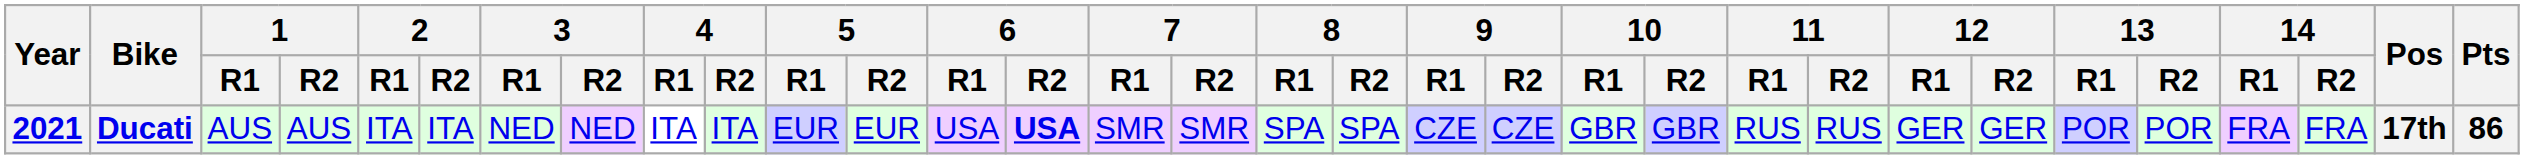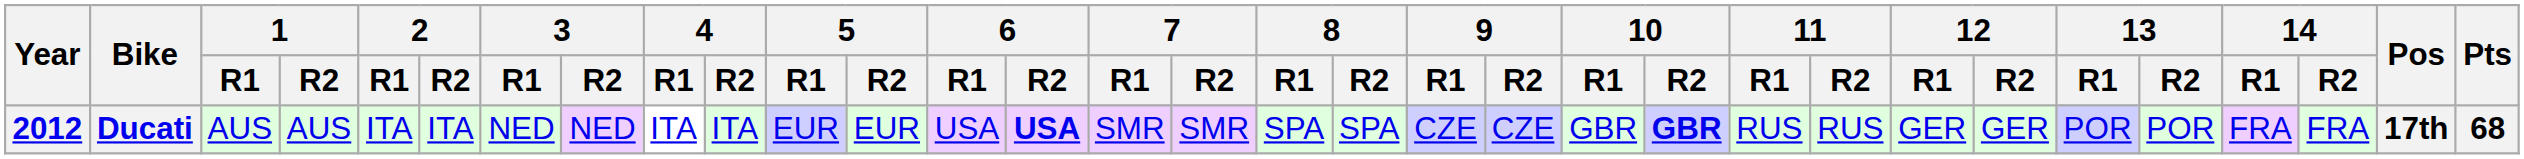(47, 129) 2021 -> (47, 129) 2012
(1686, 129) normal -> (1687, 129) bold
(2486, 129) 86 -> (2488, 129) 68
